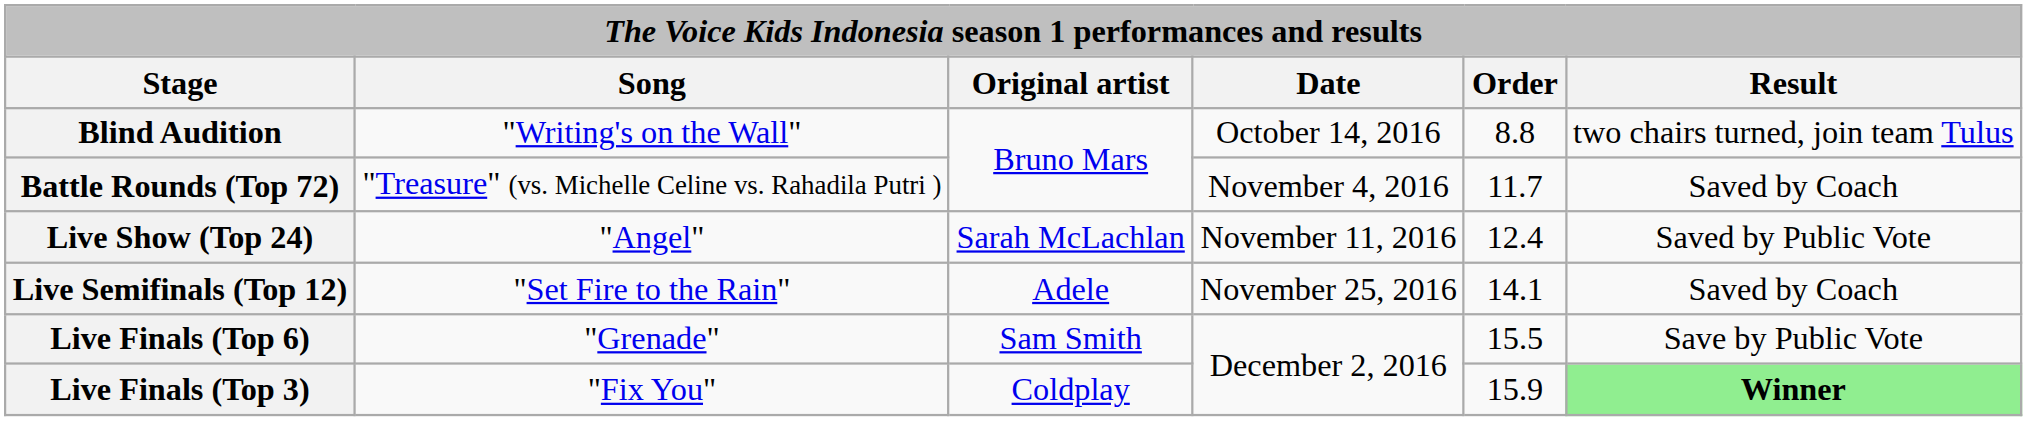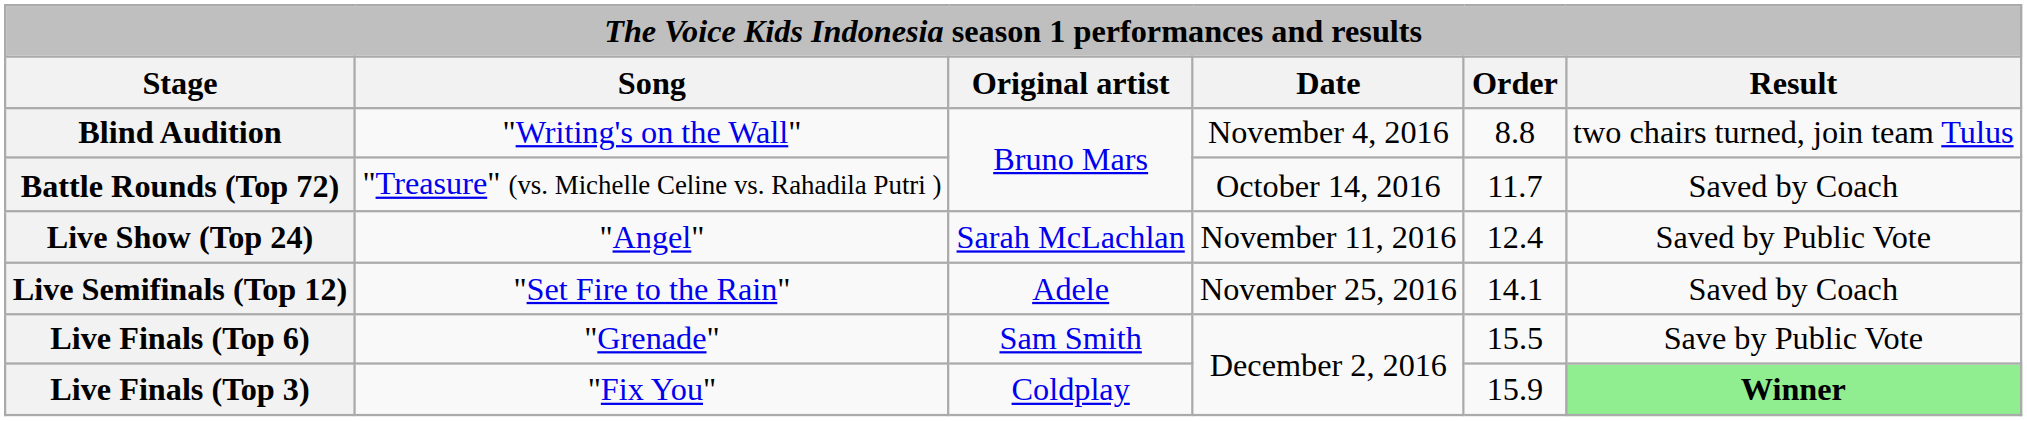(1328, 133) October 14, 2016 -> (1328, 133) November 4, 2016
(1328, 185) November 4, 2016 -> (1328, 185) October 14, 2016
